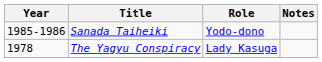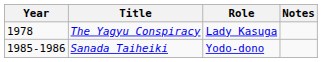rows swapped: (136, 48) <-> (119, 31)
